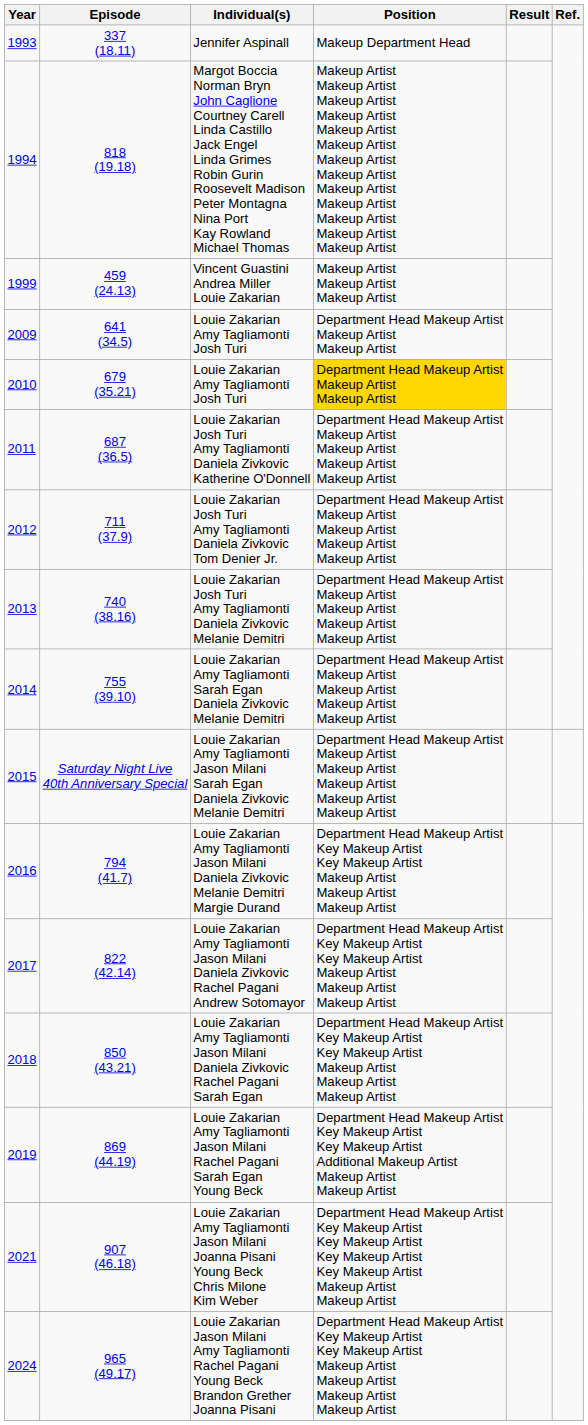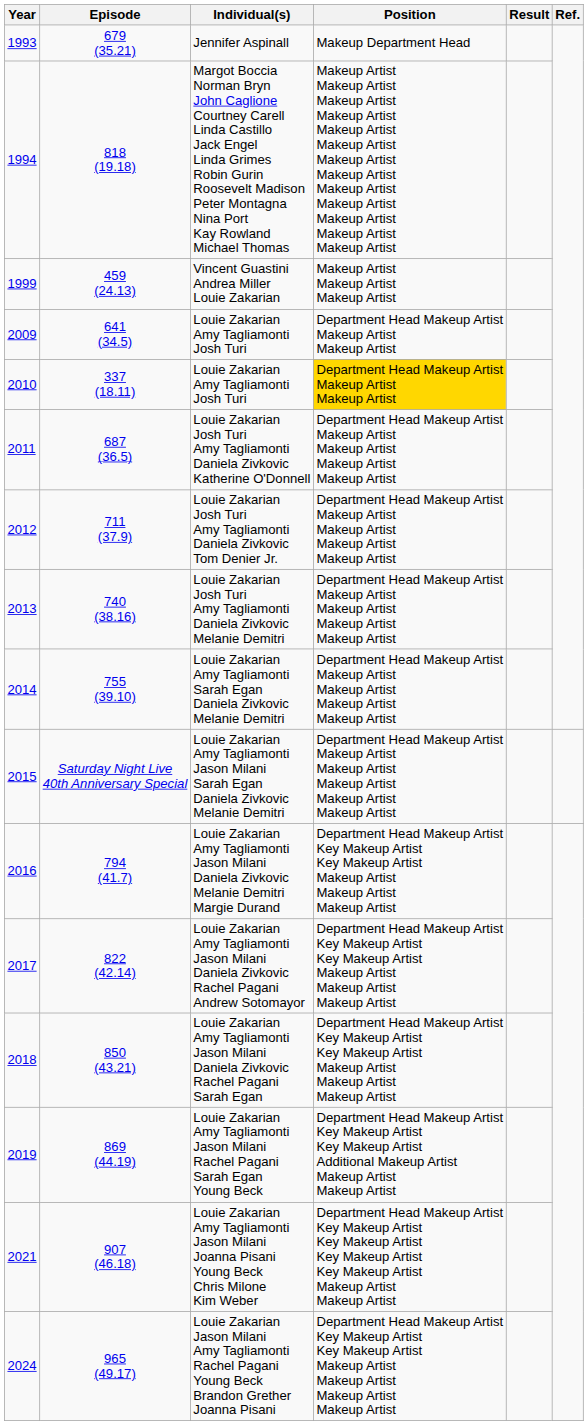(115, 43) 337 (18.11) -> (115, 43) 679 (35.21)
(115, 384) 679 (35.21) -> (115, 384) 337 (18.11)
